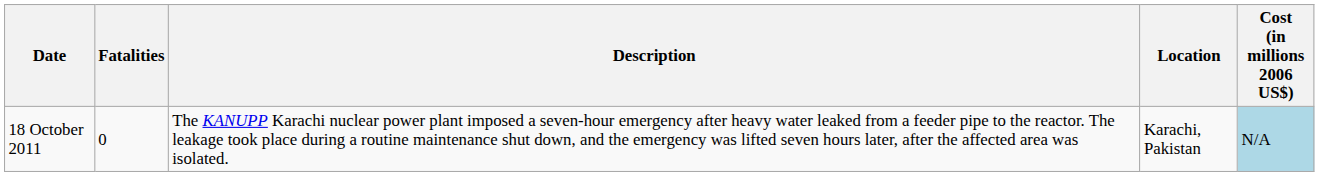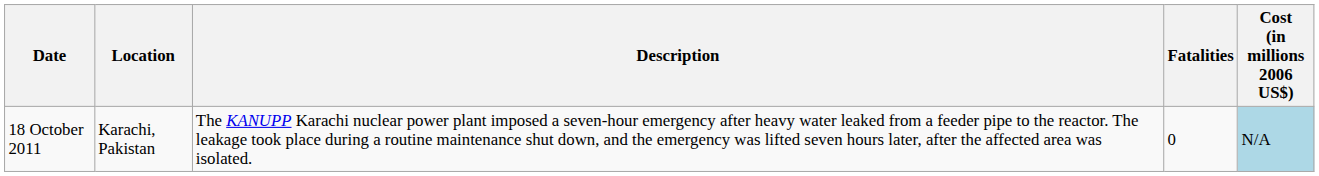columns swapped: (1189, 55) <-> (131, 55)
